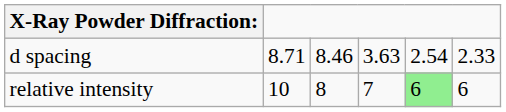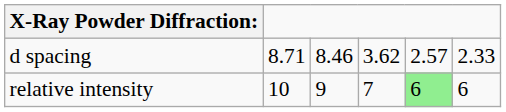(382, 55) 3.63 -> (382, 55) 3.62
(429, 55) 2.54 -> (429, 55) 2.57
(321, 89) 8 -> (321, 89) 9
